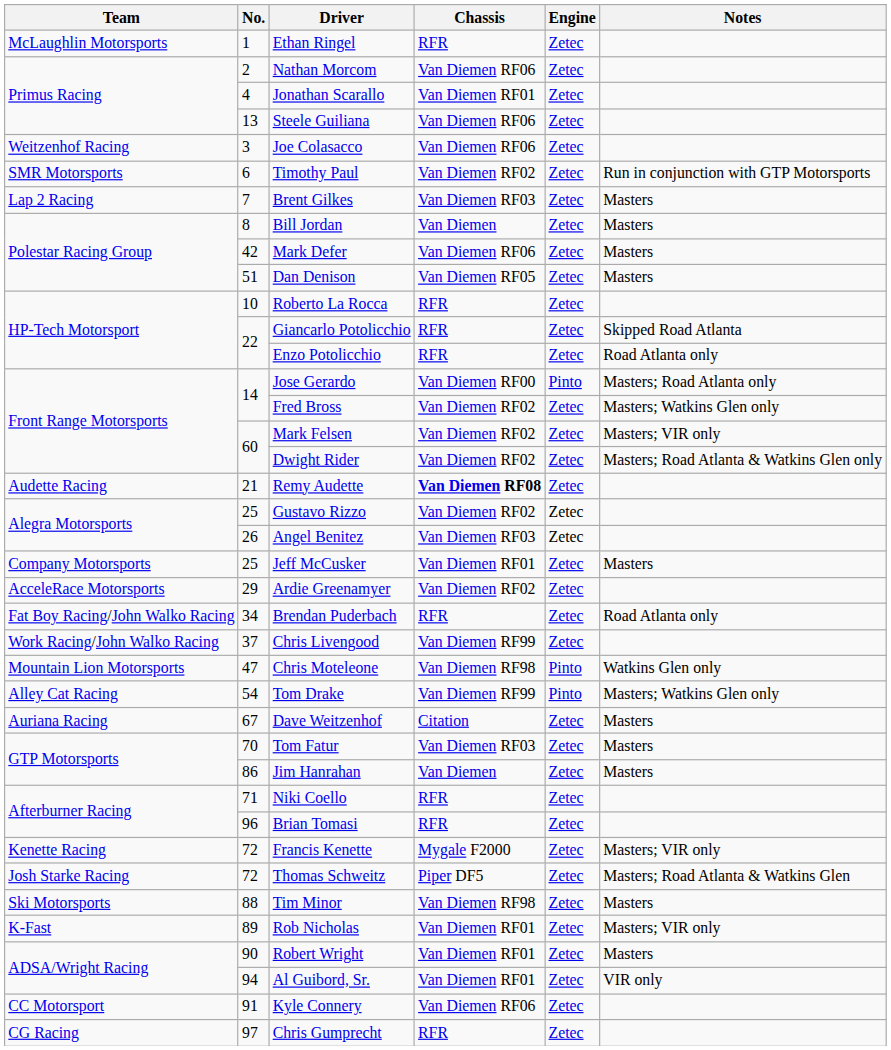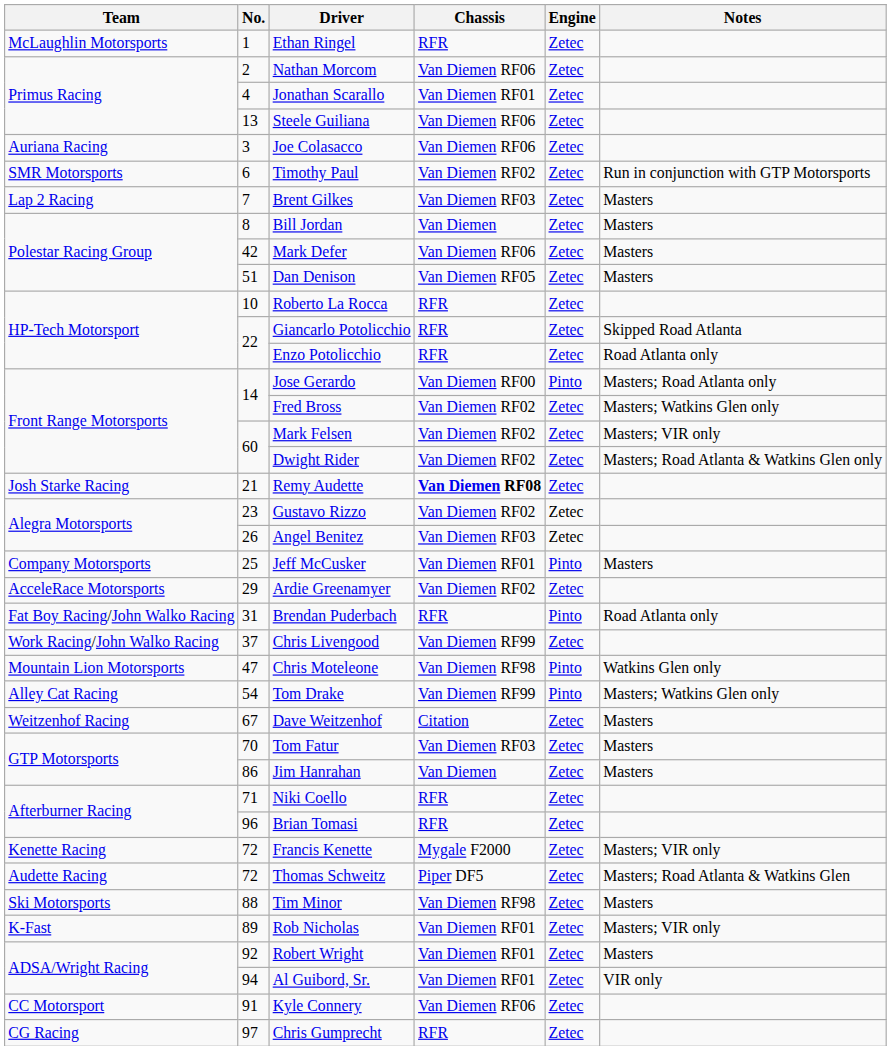(69, 147) Weitzenhof Racing -> (58, 147) Auriana Racing
(58, 485) Audette Racing -> (69, 485) Josh Starke Racing
(250, 511) 25 -> (250, 511) 23
(566, 563) Zetec -> (565, 563) Pinto
(250, 615) 34 -> (250, 615) 31
(566, 615) Zetec -> (565, 615) Pinto
(58, 719) Auriana Racing -> (69, 719) Weitzenhof Racing
(69, 876) Josh Starke Racing -> (58, 876) Audette Racing
(250, 954) 90 -> (250, 954) 92
